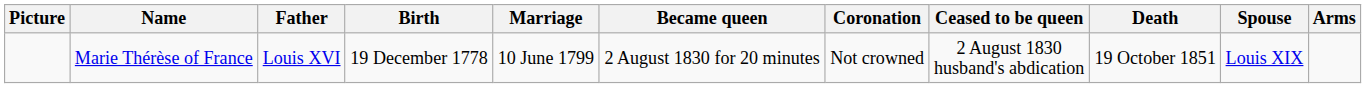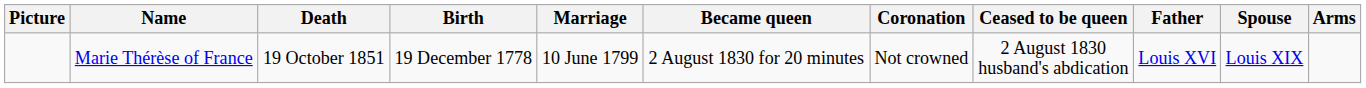columns swapped: (302, 18) <-> (1155, 18)
